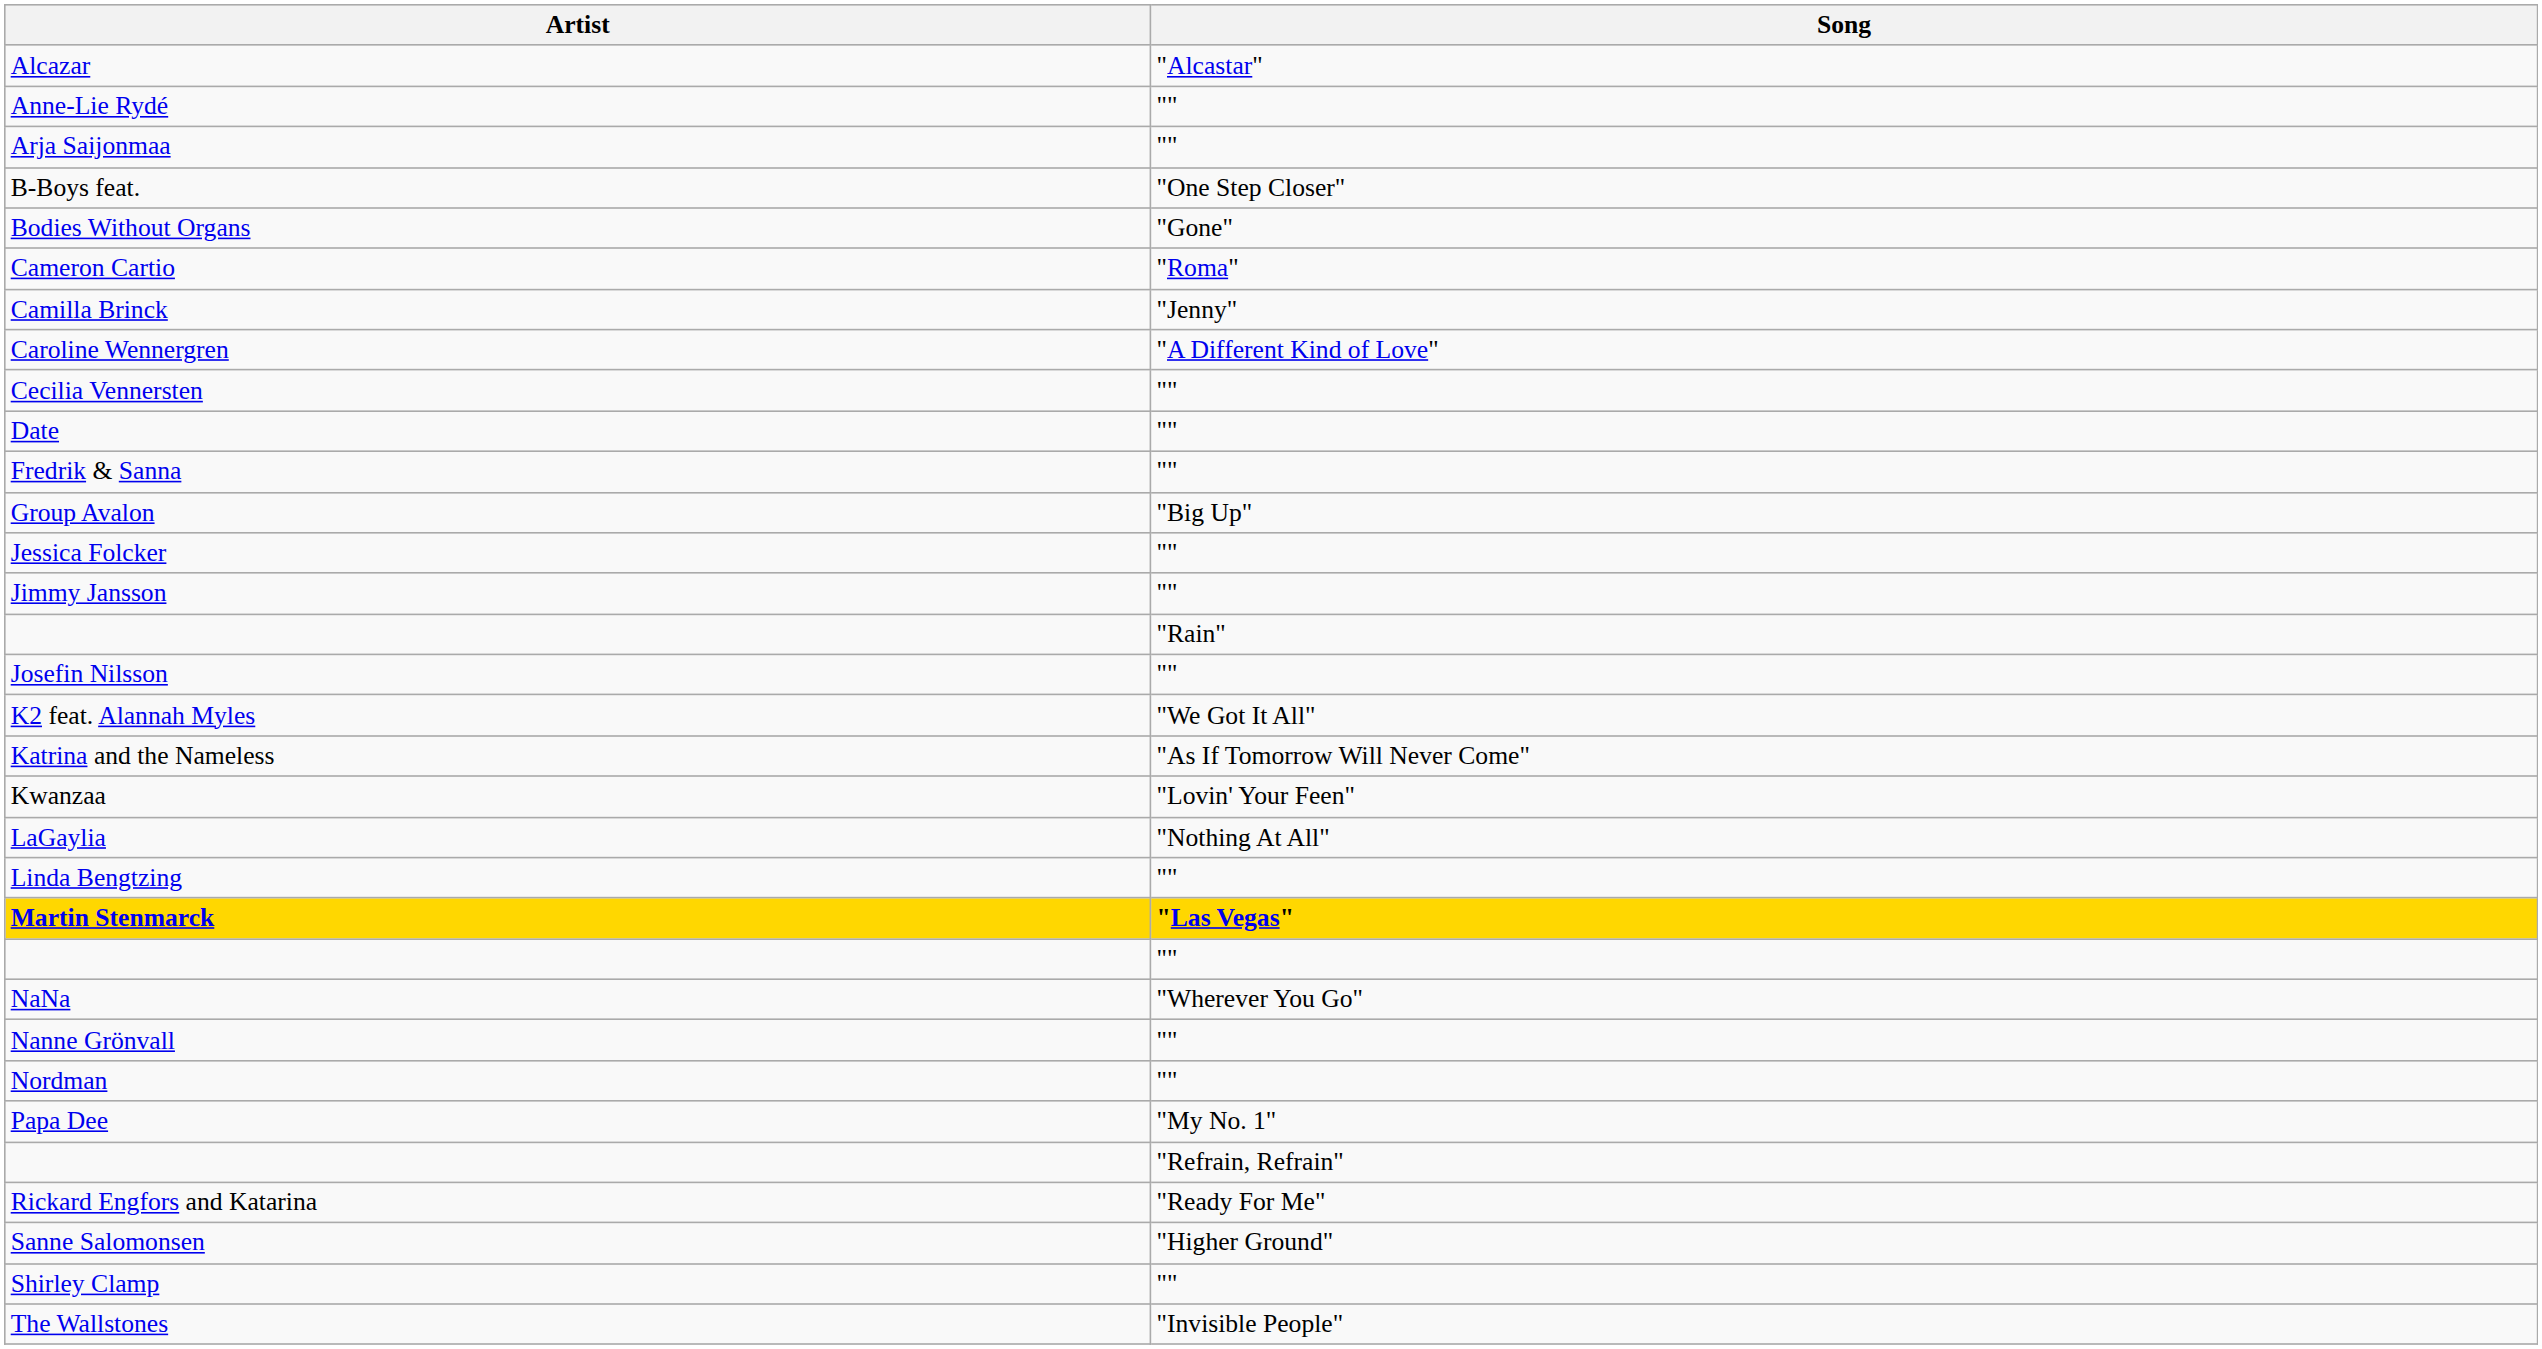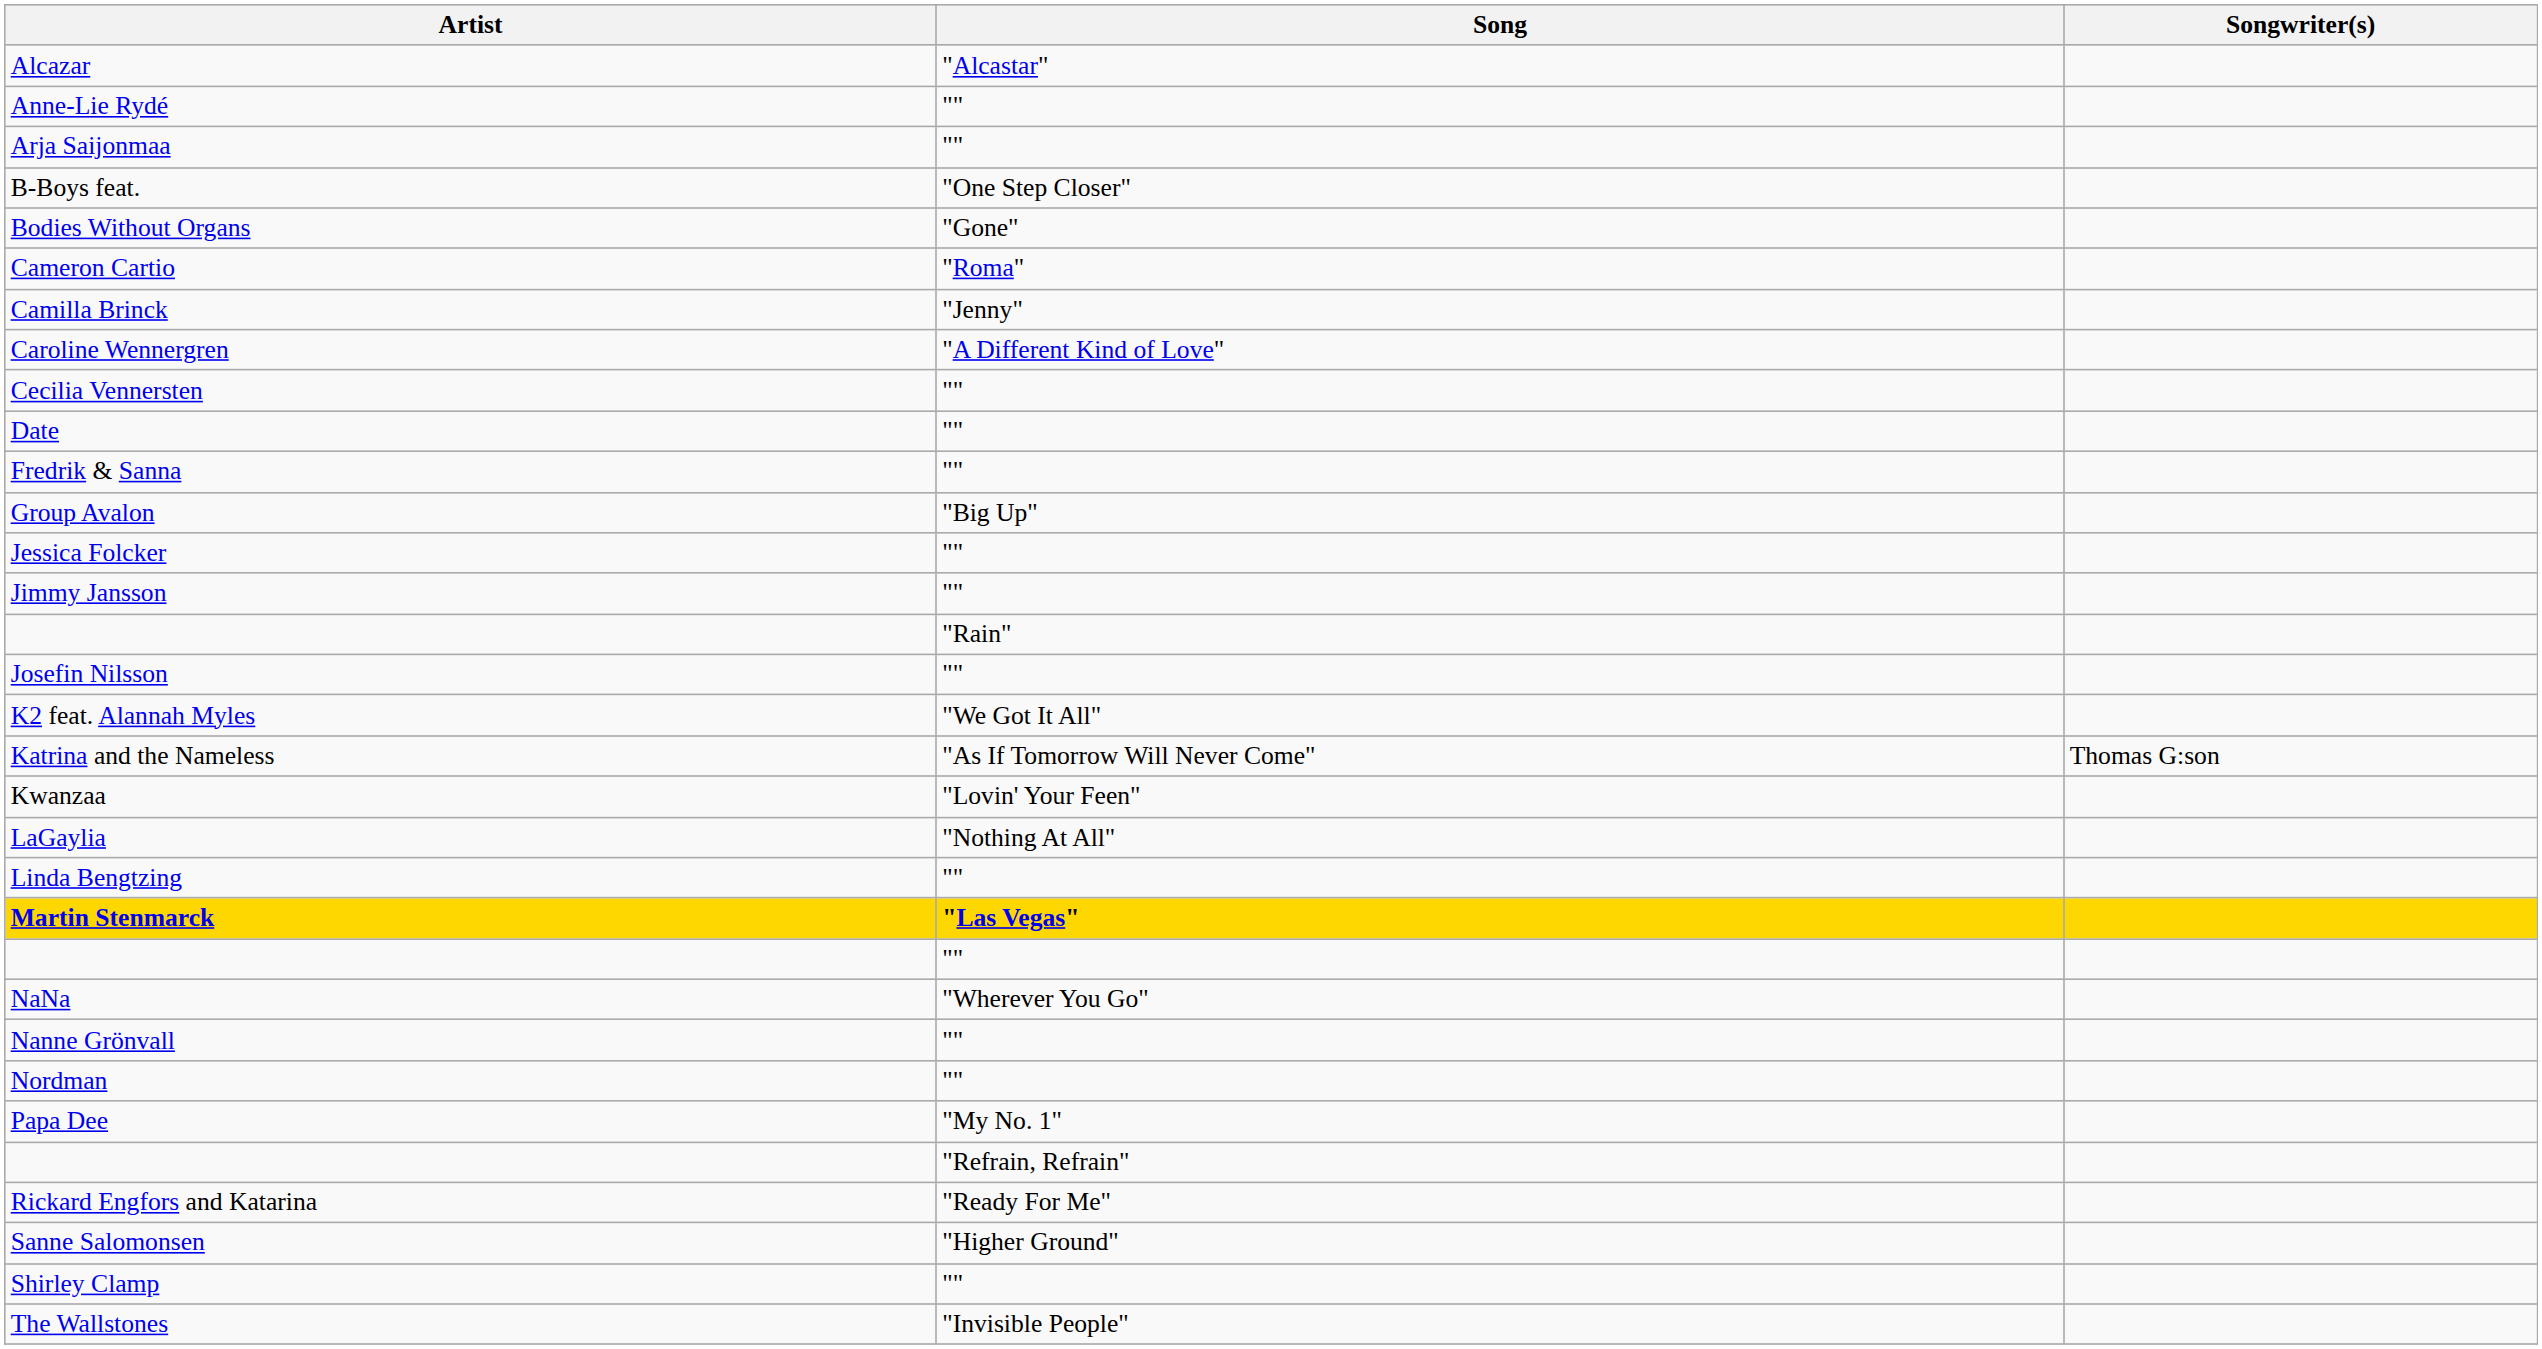+ column: (2301, 24)
